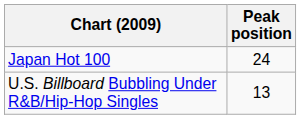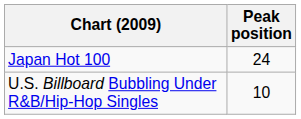(261, 93) 13 -> (261, 93) 10
